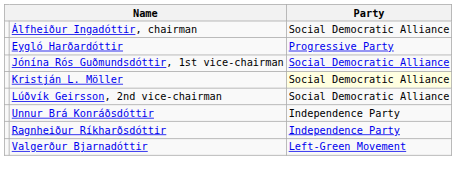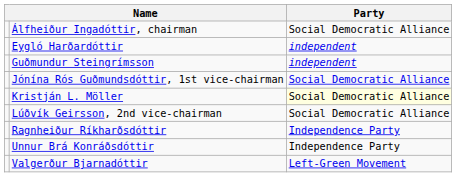(341, 46) Progressive Party -> (323, 46) independent
+ row: (83, 63)
rows swapped: (89, 130) <-> (83, 113)
